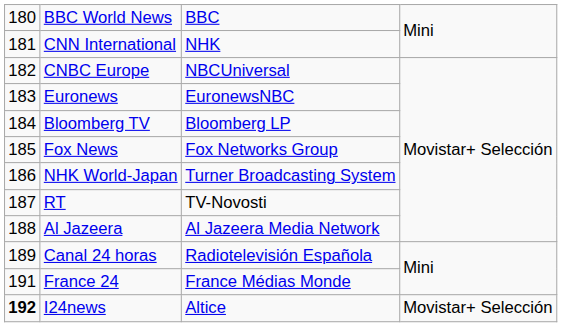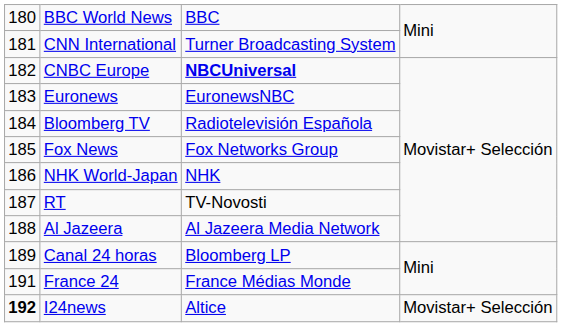(203, 44) NHK -> (290, 44) Turner Broadcasting System
(237, 70) normal -> (241, 70) bold
(238, 123) Bloomberg LP -> (279, 123) Radiotelevisión Española
(290, 176) Turner Broadcasting System -> (203, 176) NHK
(279, 255) Radiotelevisión Española -> (238, 255) Bloomberg LP
